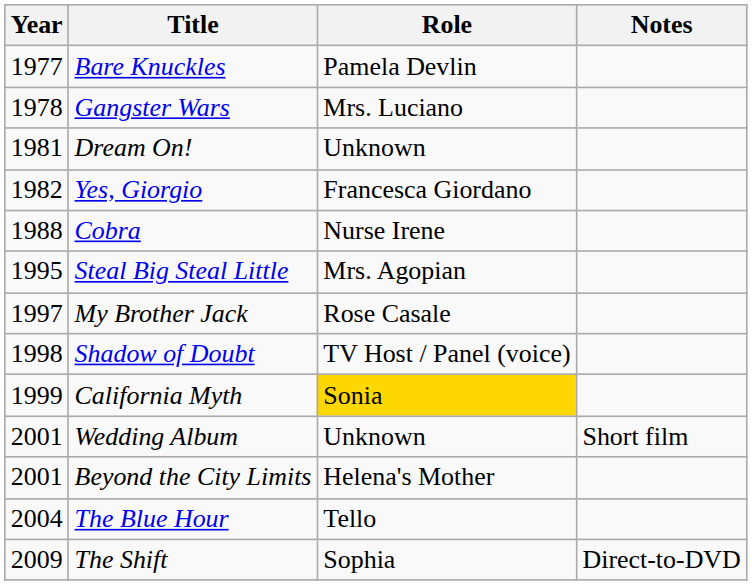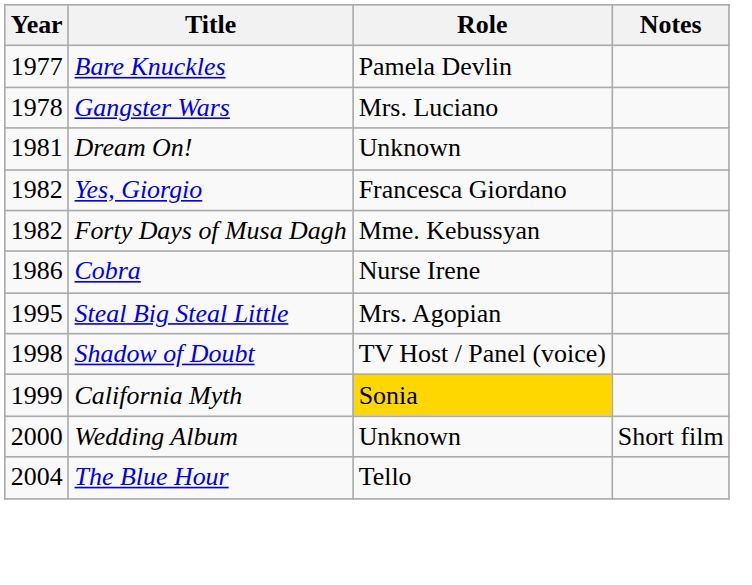+ row: (211, 230)
(37, 230) 1988 -> (37, 271) 1986
- row: (161, 312)
(37, 436) 2001 -> (37, 436) 2000
- row: (193, 477)
- row: (121, 559)
